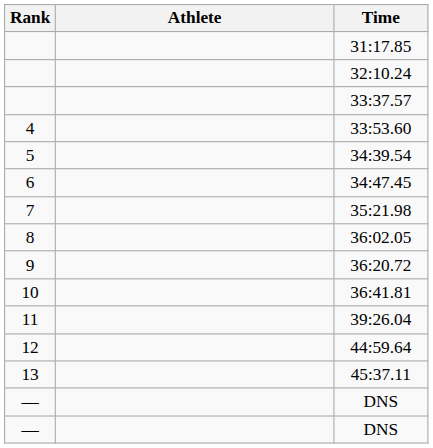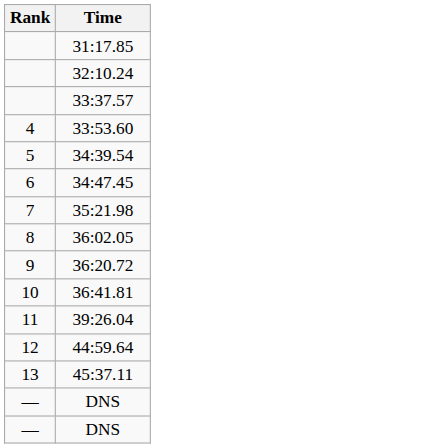- column: (195, 18)
